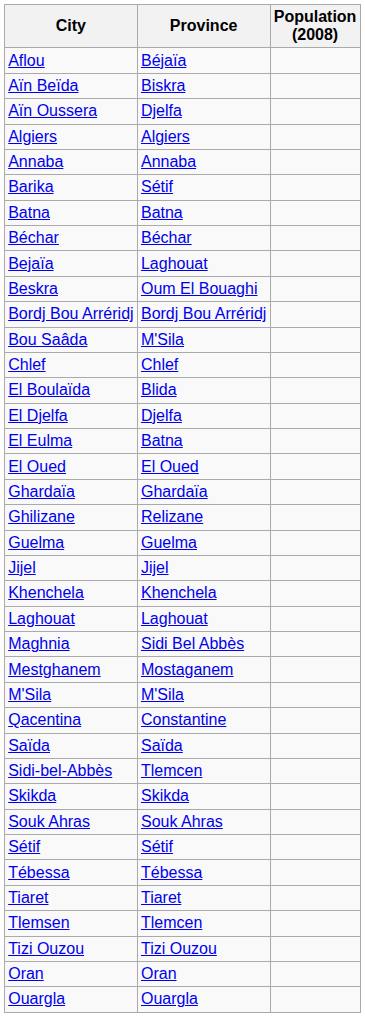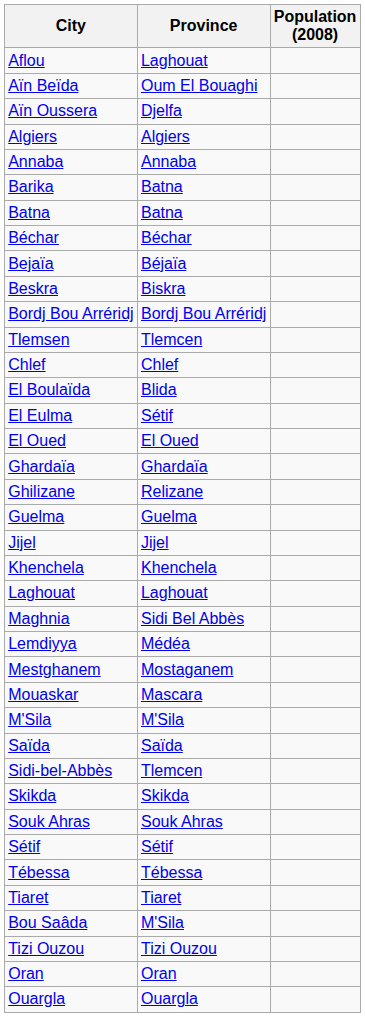(164, 60) Béjaïa -> (174, 60) Laghouat
(163, 85) Biskra -> (199, 85) Oum El Bouaghi
(157, 187) Sétif -> (162, 187) Batna
(174, 263) Laghouat -> (164, 263) Béjaïa
(199, 288) Oum El Bouaghi -> (163, 288) Biskra
rows swapped: (48, 339) <-> (39, 923)
- row: (38, 415)
(162, 441) Batna -> (157, 415) Sétif
+ row: (42, 644)
+ row: (43, 694)
- row: (45, 720)
